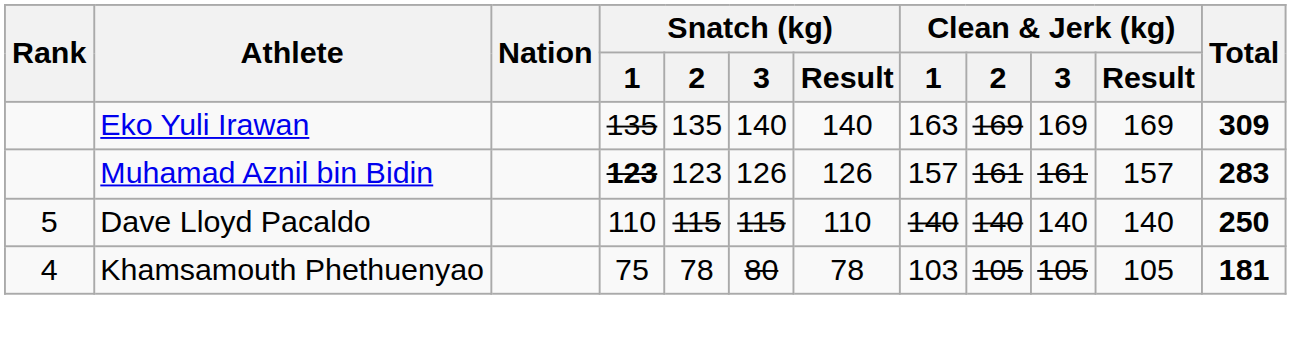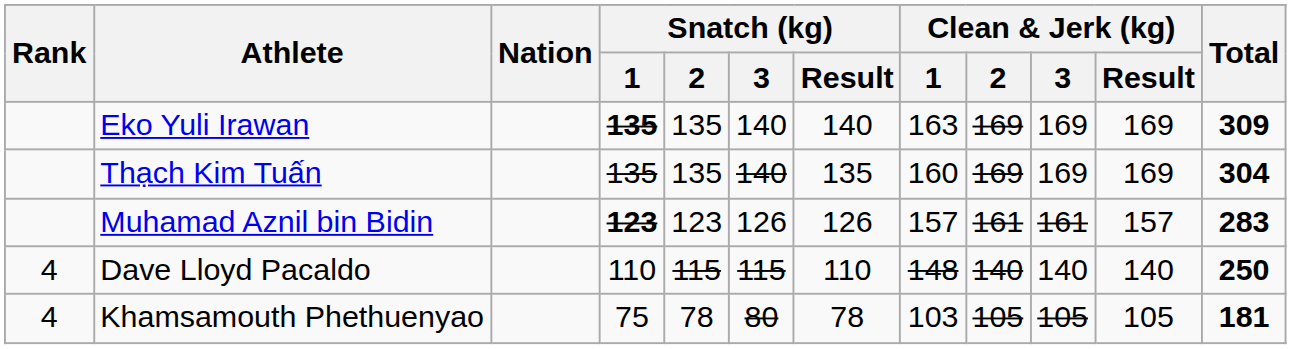(632, 125) normal -> (632, 125) bold
+ row: (211, 173)
(49, 221) 5 -> (49, 269) 4
(933, 221) 140 -> (933, 269) 148
